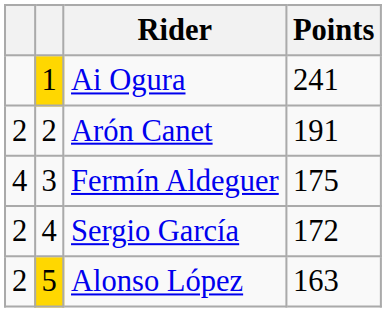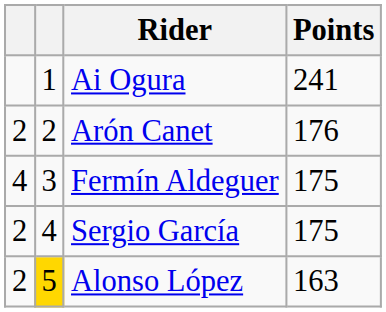(49, 80) gold background -> (49, 80) no background
(316, 130) 191 -> (316, 130) 176
(316, 231) 172 -> (316, 231) 175
